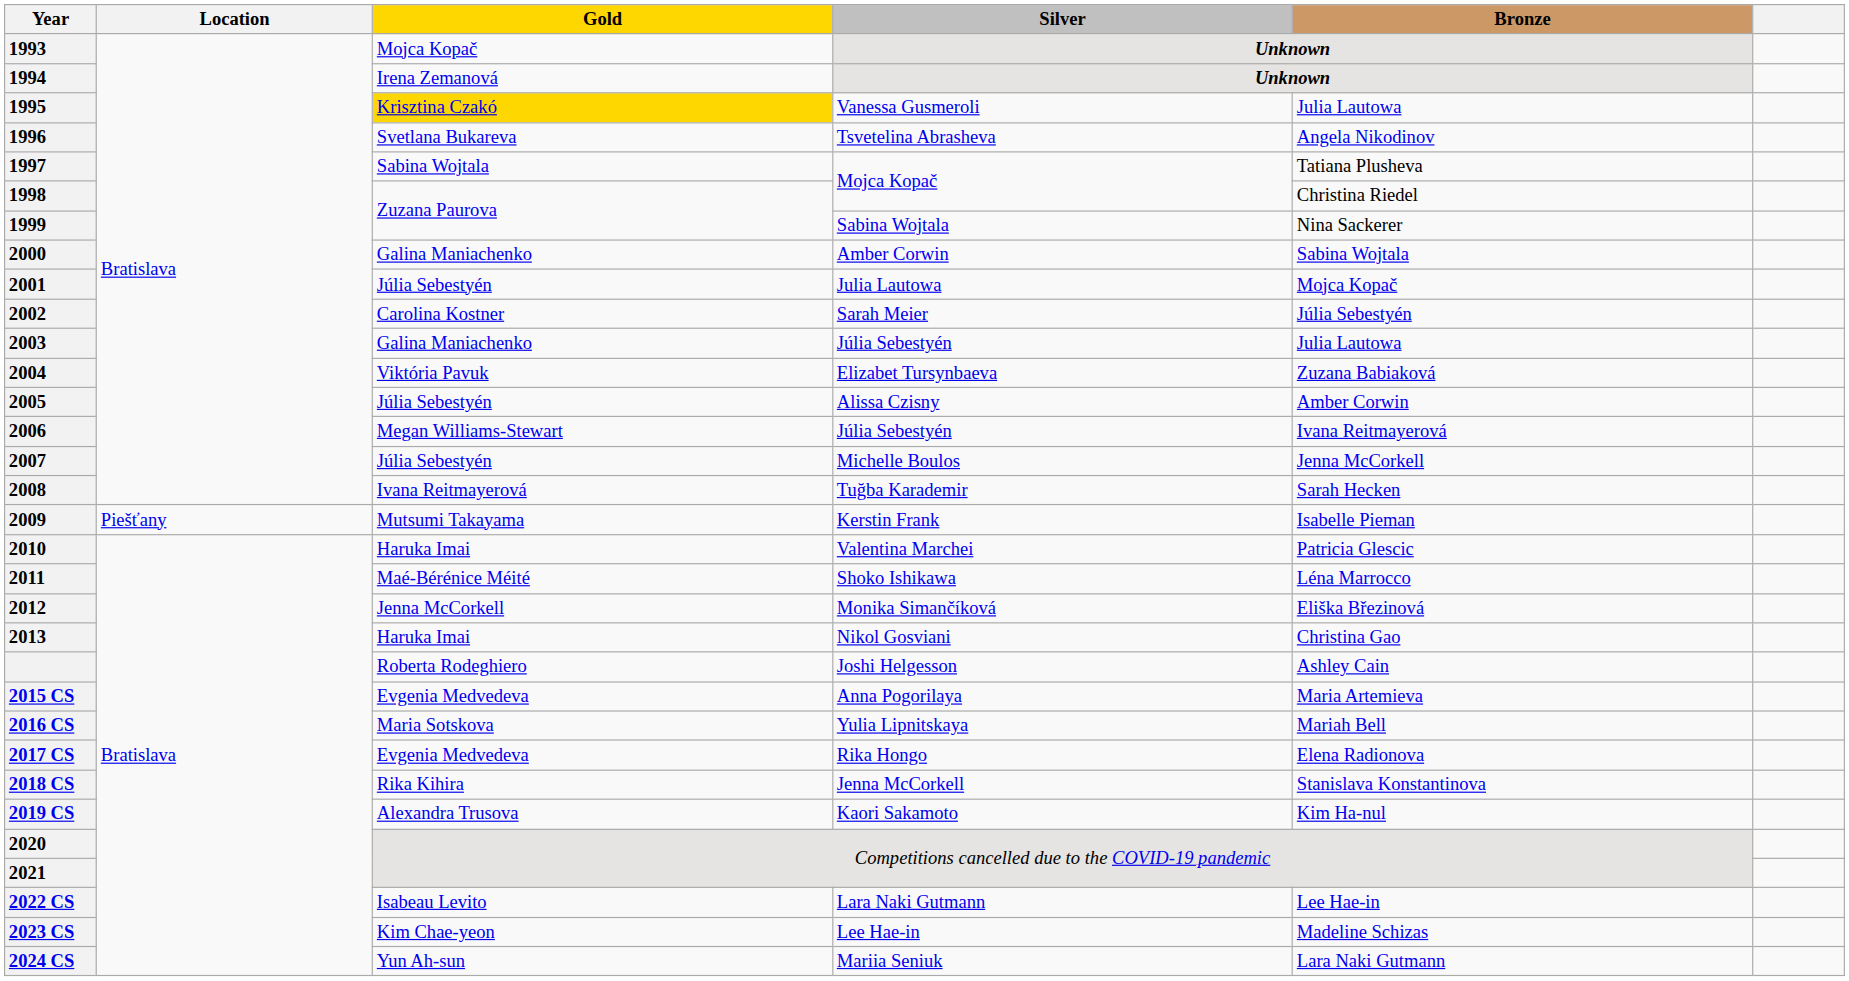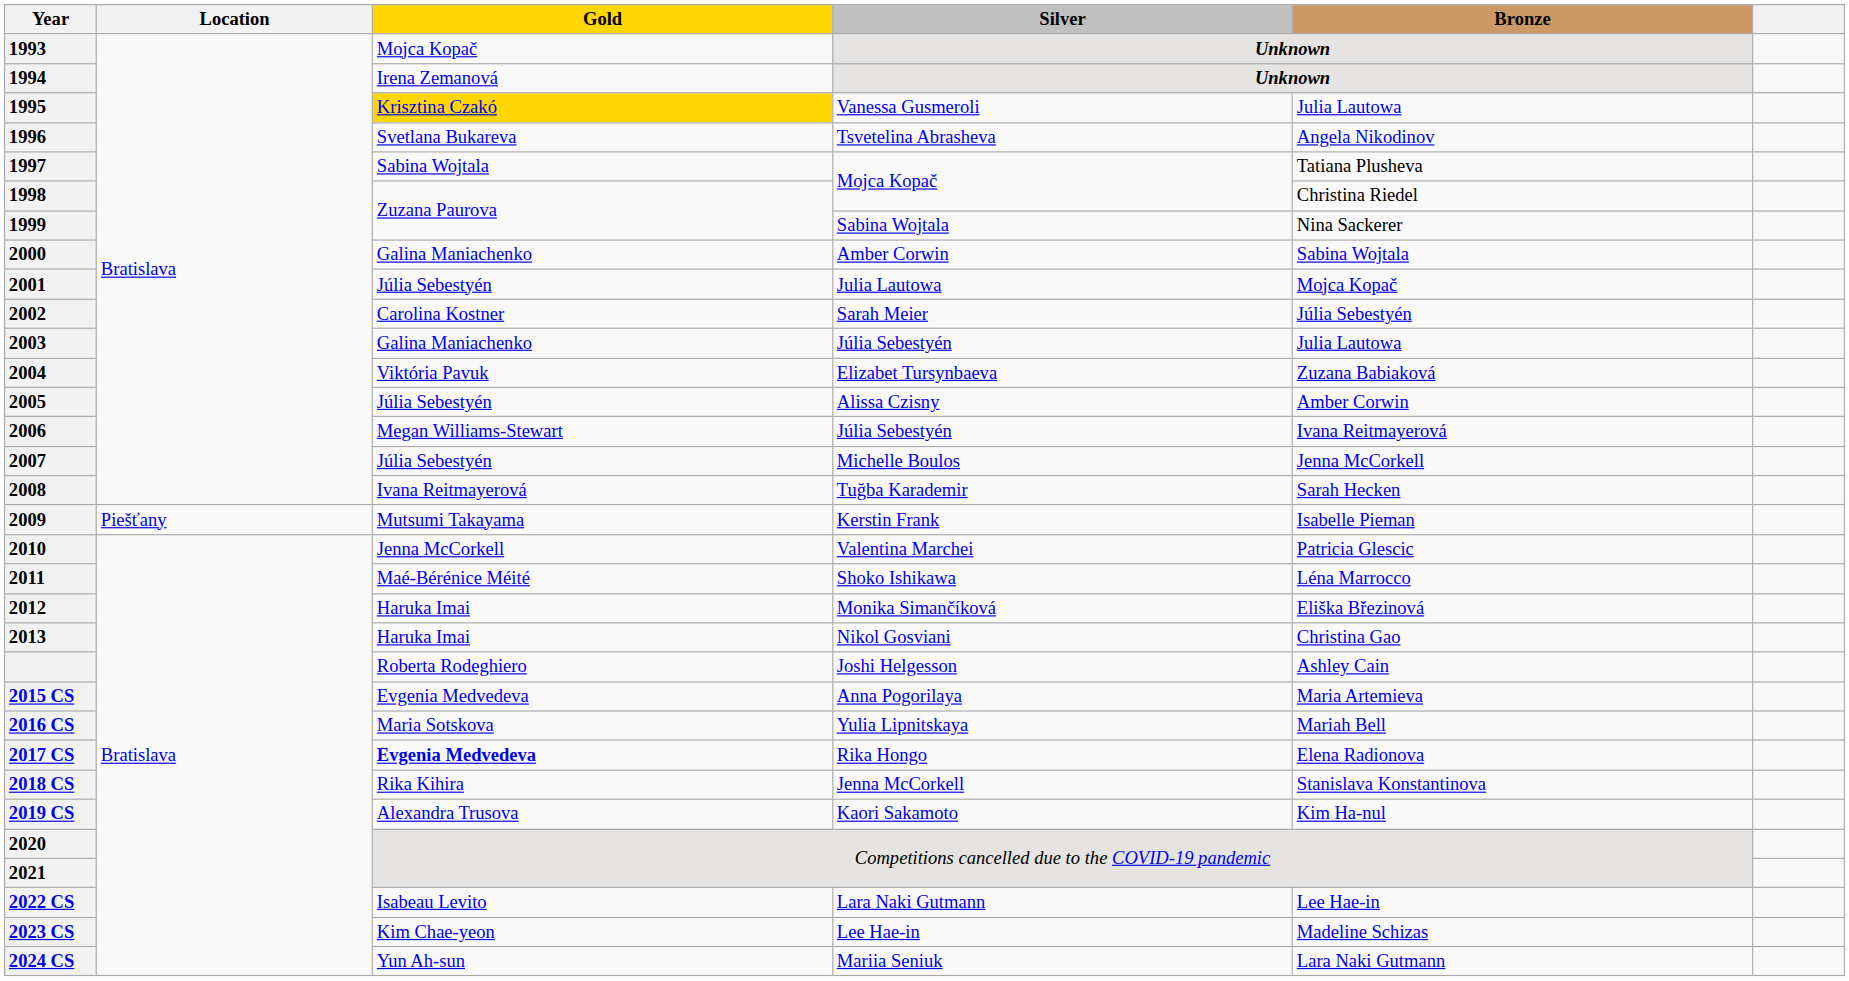(423, 549) Haruka Imai -> (440, 549) Jenna McCorkell
(440, 607) Jenna McCorkell -> (423, 607) Haruka Imai
(453, 755) normal -> (456, 755) bold
